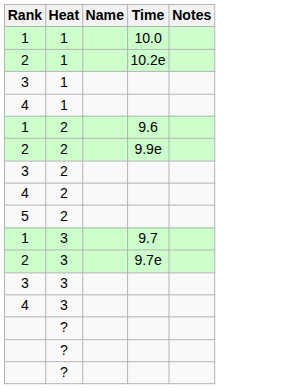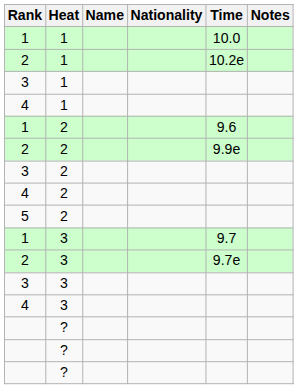+ column: (166, 15)
